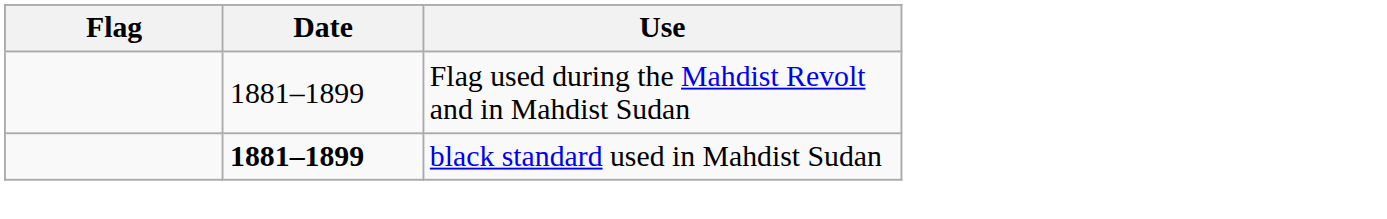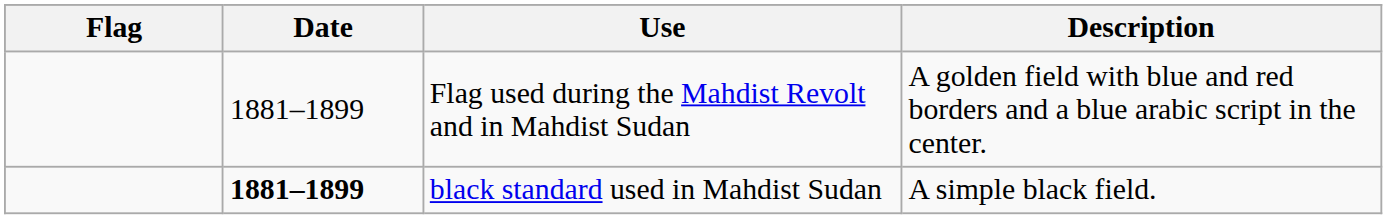+ column: (1141, 28)
